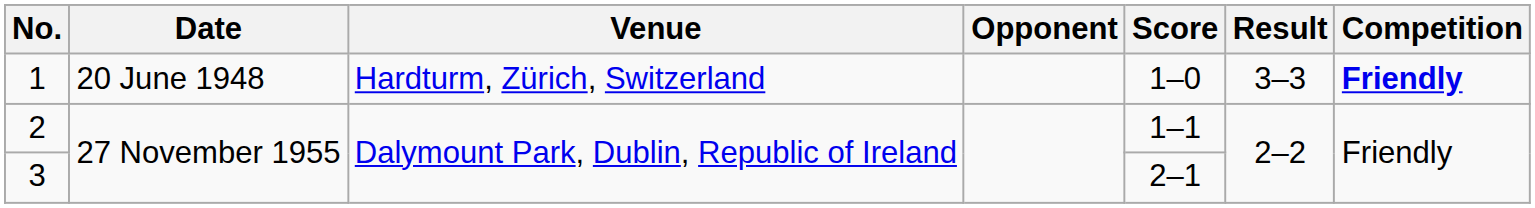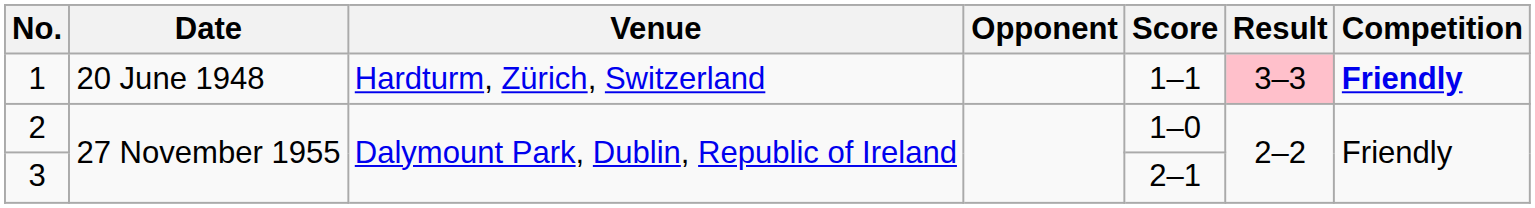(1175, 78) 1–0 -> (1175, 78) 1–1
(1280, 78) no background -> (1280, 78) pink background
(1175, 127) 1–1 -> (1175, 127) 1–0
